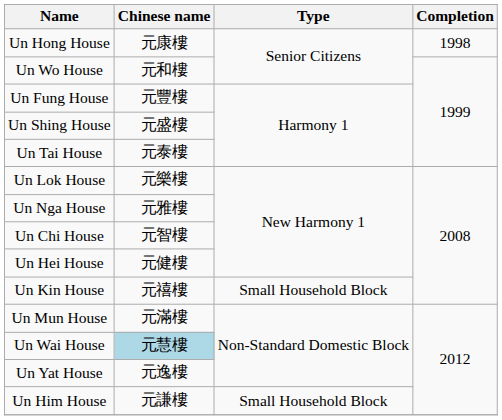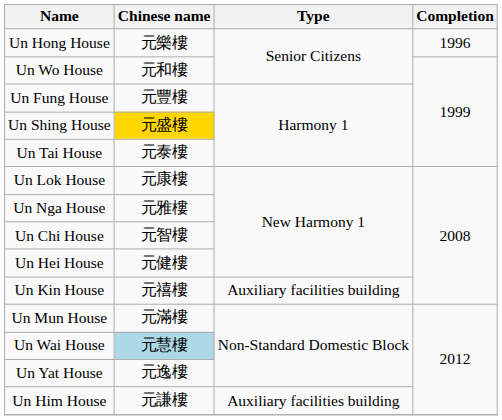(164, 42) 元康樓 -> (164, 42) 元樂樓
(455, 42) 1998 -> (455, 42) 1996
(164, 124) no background -> (164, 124) gold background
(164, 180) 元樂樓 -> (164, 180) 元康樓
(313, 290) Small Household Block -> (313, 290) Auxiliary facilities building
(313, 400) Small Household Block -> (313, 400) Auxiliary facilities building
